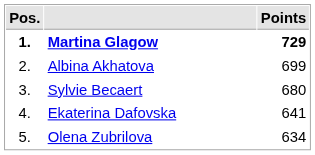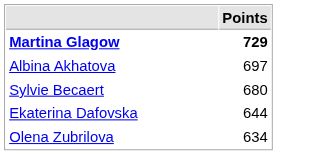- column: (25, 17)
(294, 66) 699 -> (255, 66) 697
(294, 113) 641 -> (255, 113) 644
